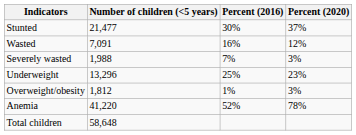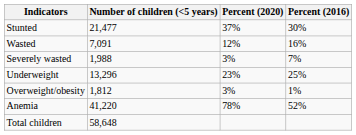columns swapped: (319, 12) <-> (253, 12)
